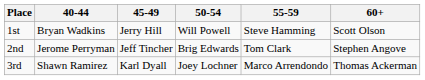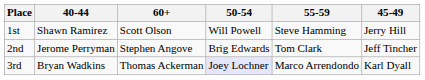columns swapped: (146, 13) <-> (375, 13)
(71, 30) Bryan Wadkins -> (72, 30) Shawn Ramirez
(72, 65) Shawn Ramirez -> (71, 65) Bryan Wadkins
(208, 65) no background -> (238, 65) lavender background
